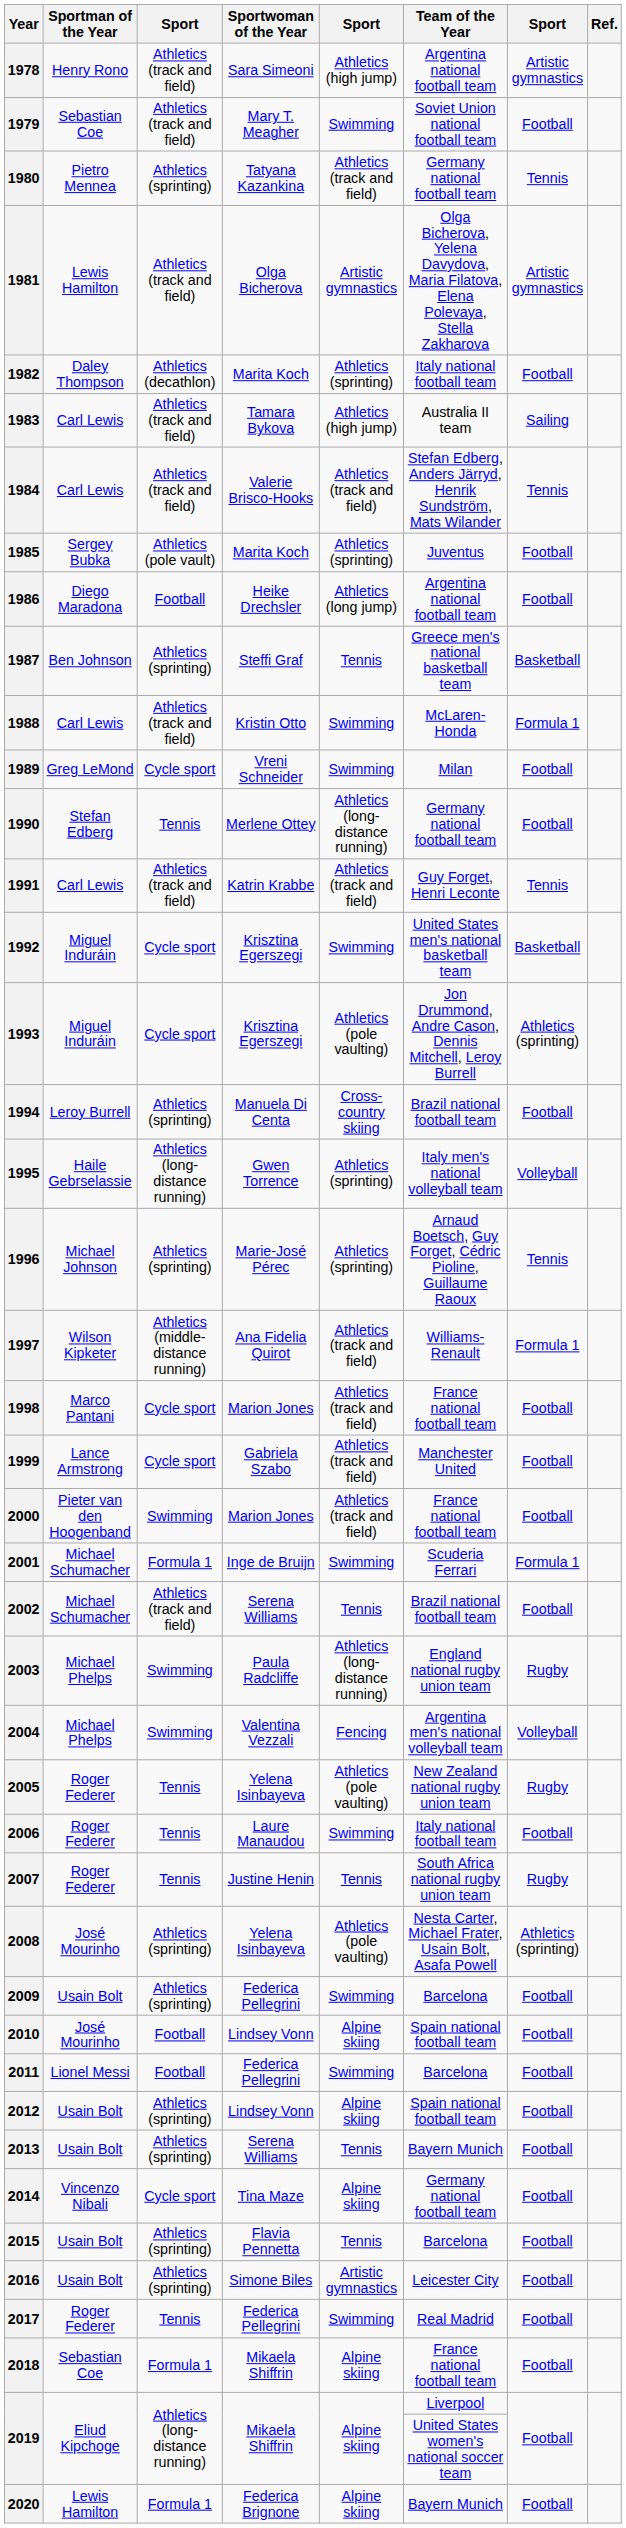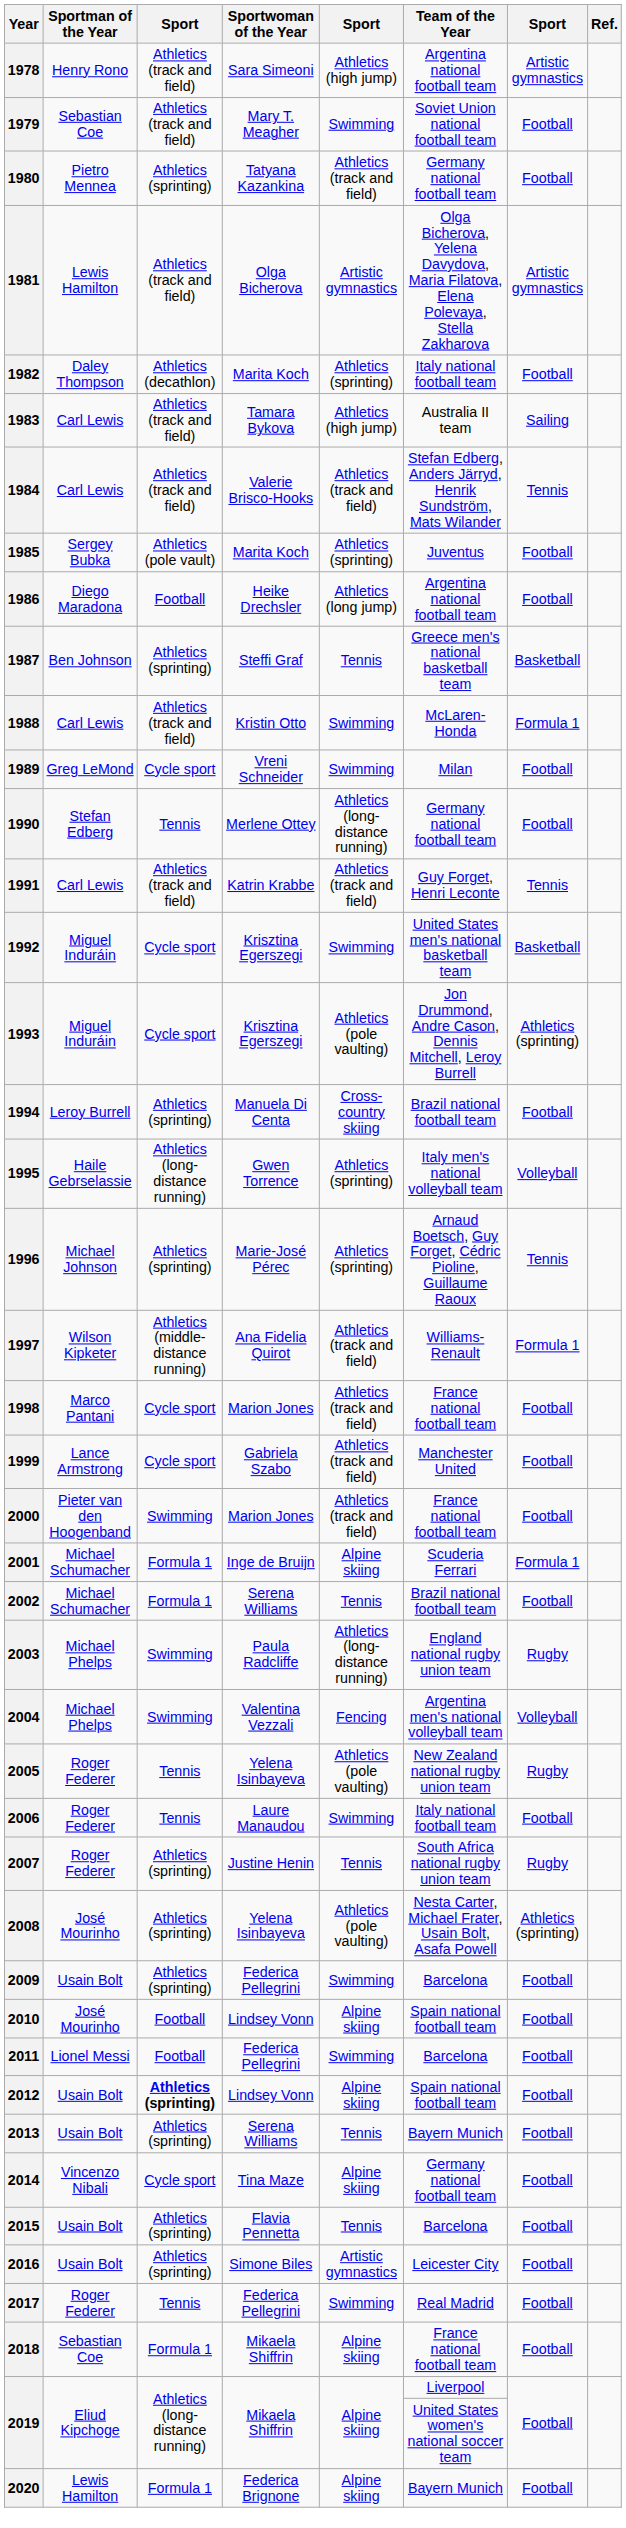(547, 179) Tennis -> (547, 179) Football
(361, 1563) Swimming -> (361, 1563) Alpine skiing
(180, 1609) Athletics (track and field) -> (180, 1601) Formula 1
(180, 1880) Tennis -> (180, 1864) Athletics (sprinting)
(180, 2111) normal -> (180, 2095) bold
